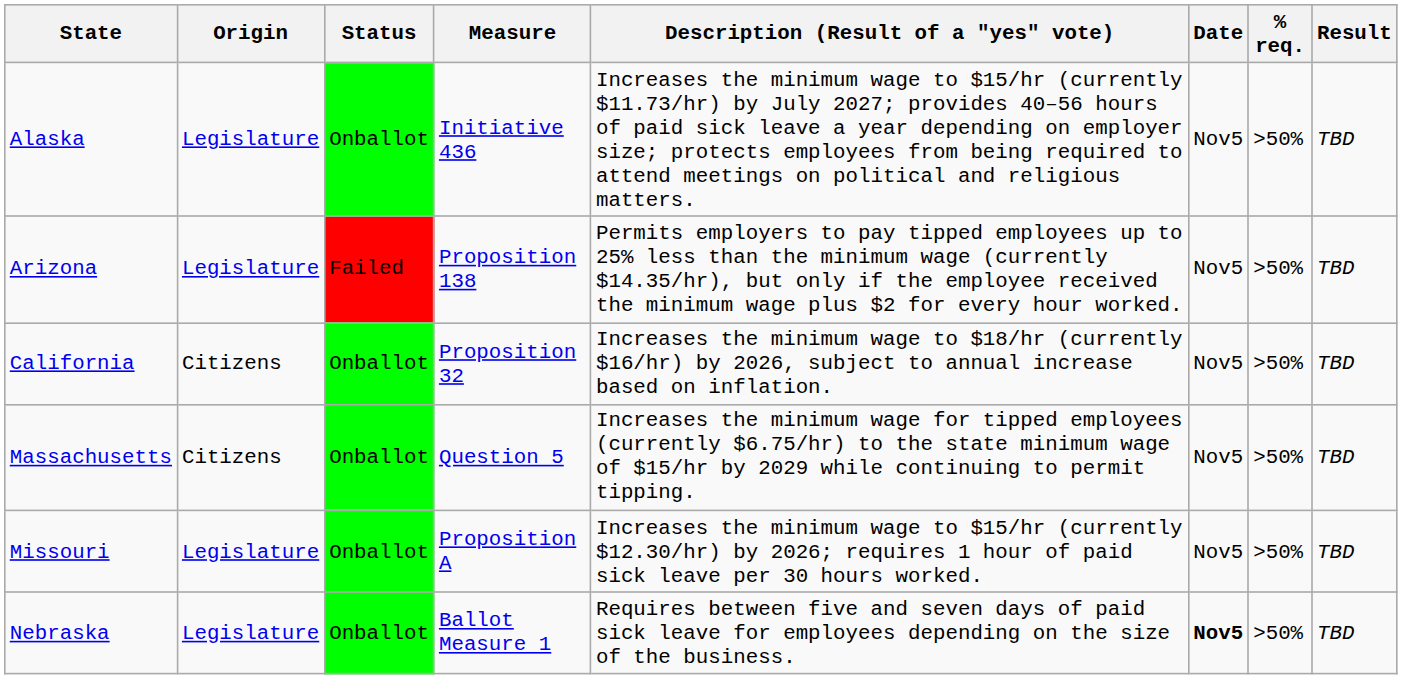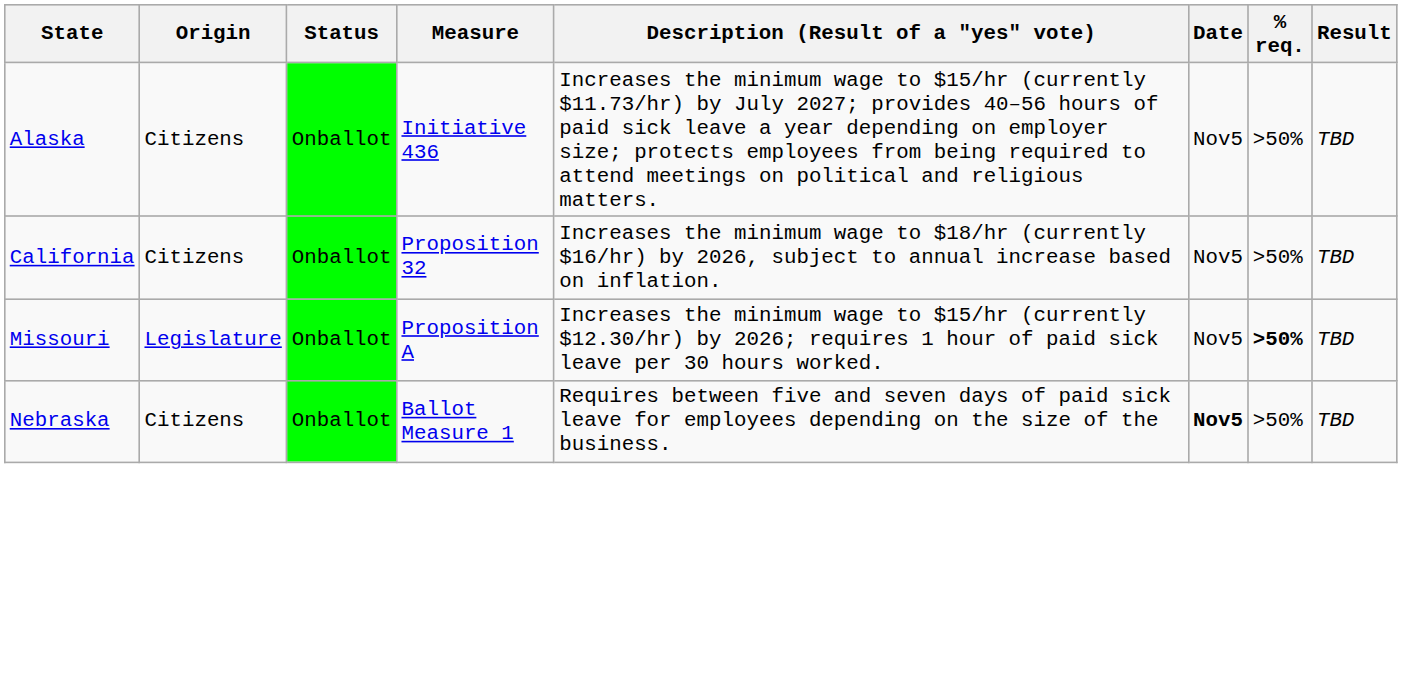(251, 140) Legislature -> (194, 140) Citizens
- row: (53, 270)
- row: (91, 457)
(1278, 551) normal -> (1278, 339) bold
(251, 633) Legislature -> (194, 421) Citizens
